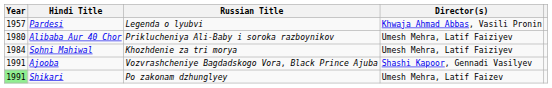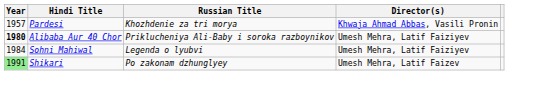(164, 24) Legenda o lyubvi -> (181, 24) Khozhdenie za tri morya
(16, 37) normal -> (16, 37) bold
(181, 50) Khozhdenie za tri morya -> (164, 50) Legenda o lyubvi
- row: (44, 63)
